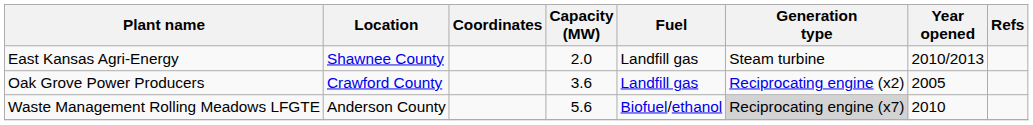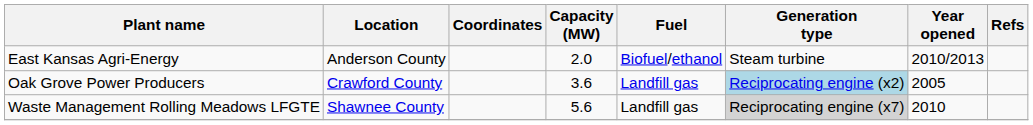(385, 58) Shawnee County -> (386, 58) Anderson County
(659, 58) Landfill gas -> (671, 58) Biofuel/ethanol
(817, 82) no background -> (817, 82) lightblue background
(386, 107) Anderson County -> (385, 107) Shawnee County
(671, 107) Biofuel/ethanol -> (659, 107) Landfill gas
